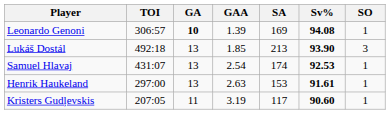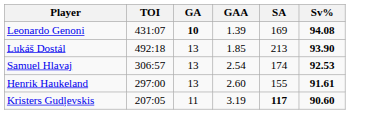- column: (365, 13)
(150, 30) 306:57 -> (150, 30) 431:07
(150, 65) 431:07 -> (150, 65) 306:57
(236, 83) 2.63 -> (236, 83) 2.60
(279, 83) 153 -> (279, 83) 155
(279, 100) normal -> (279, 100) bold
